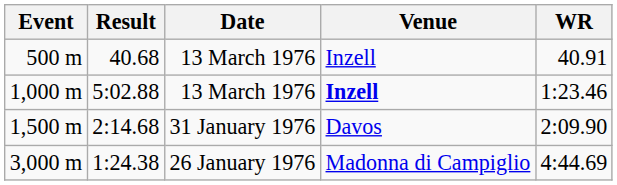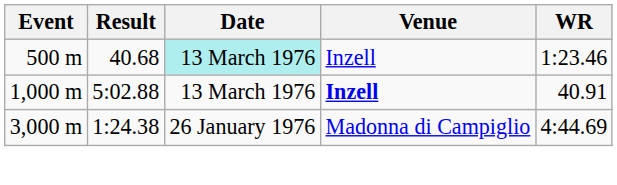(248, 57) no background -> (248, 57) paleturquoise background
(583, 57) 40.91 -> (574, 57) 1:23.46
(574, 92) 1:23.46 -> (583, 92) 40.91
- row: (46, 127)
